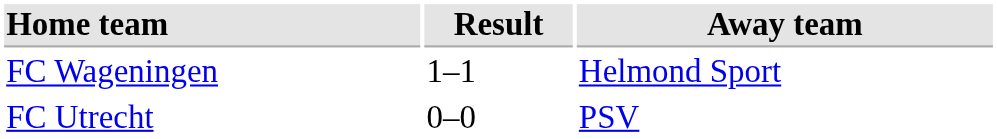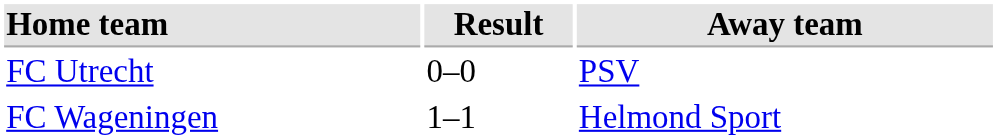rows swapped: (80, 116) <-> (112, 71)
